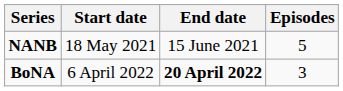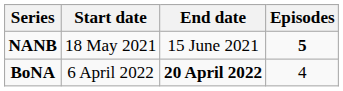(302, 45) normal -> (302, 45) bold
(302, 72) 3 -> (302, 72) 4
